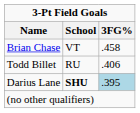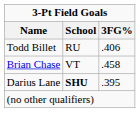rows swapped: (34, 47) <-> (31, 64)
(111, 82) lightblue background -> (111, 82) no background
